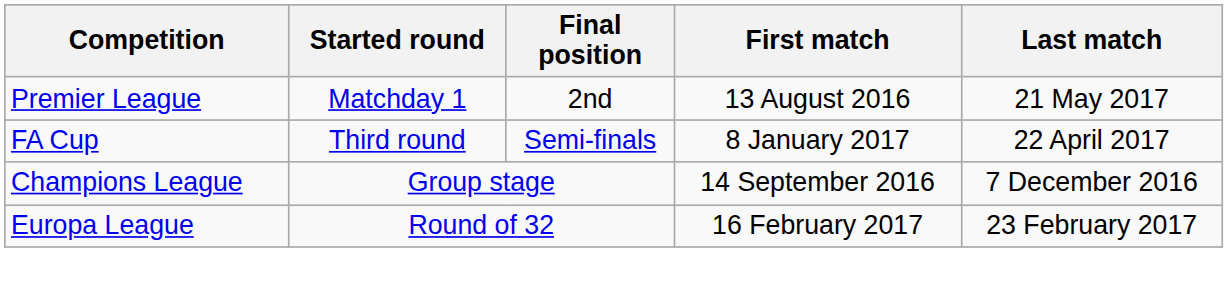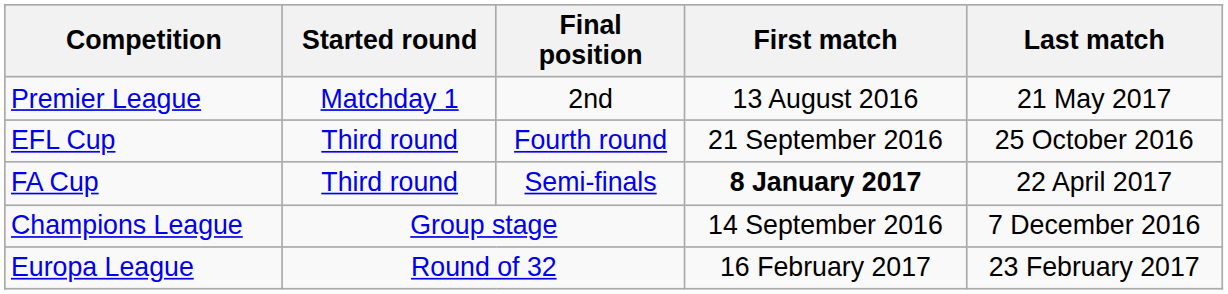+ row: (63, 140)
(818, 140) normal -> (825, 182) bold
